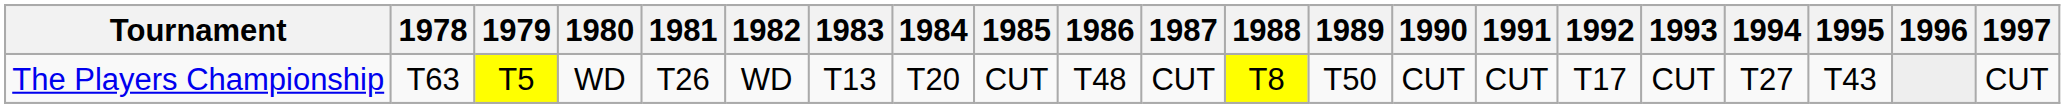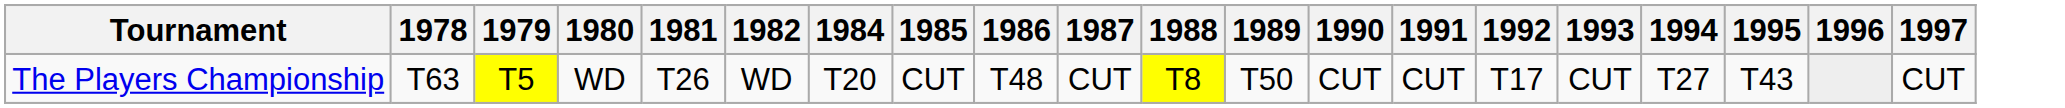- column: (850, 30)
